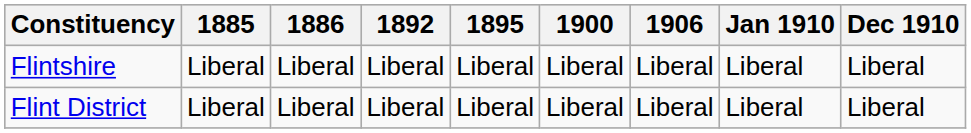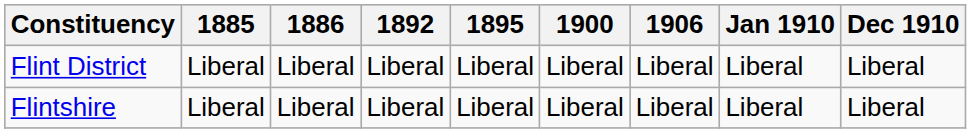rows swapped: (78, 107) <-> (63, 66)
